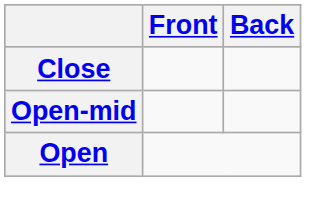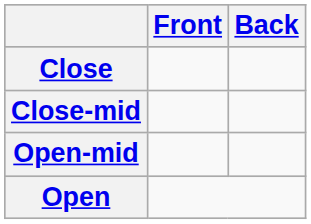+ row: (76, 111)
